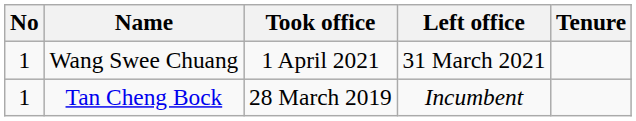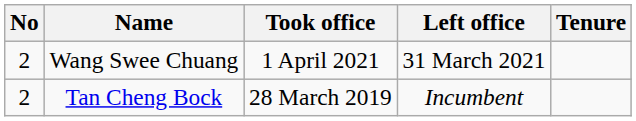(24, 60) 1 -> (24, 60) 2
(24, 97) 1 -> (24, 97) 2
